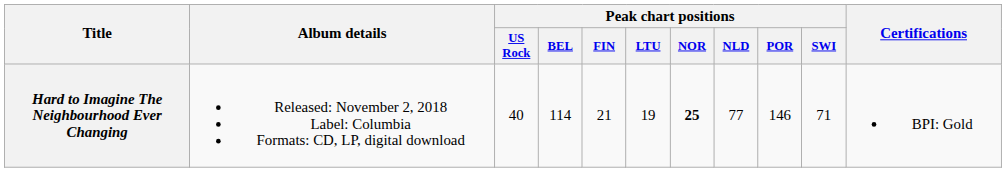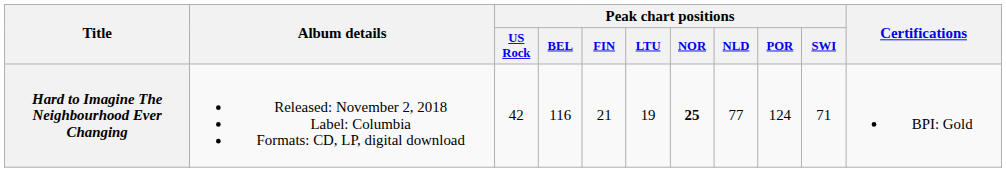(516, 115) 40 -> (516, 115) 42
(560, 115) 114 -> (560, 115) 116
(780, 115) 146 -> (780, 115) 124
